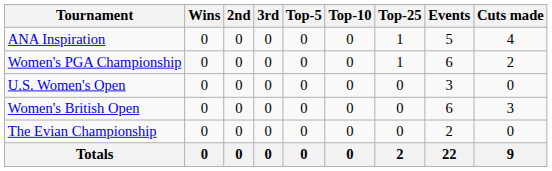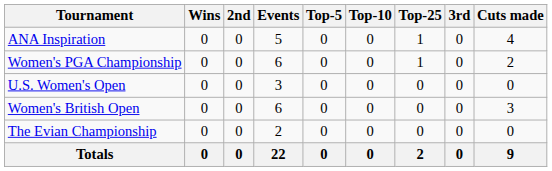columns swapped: (268, 16) <-> (449, 16)
